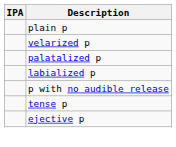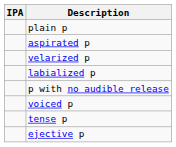+ row: (59, 42)
- row: (65, 58)
+ row: (50, 104)
